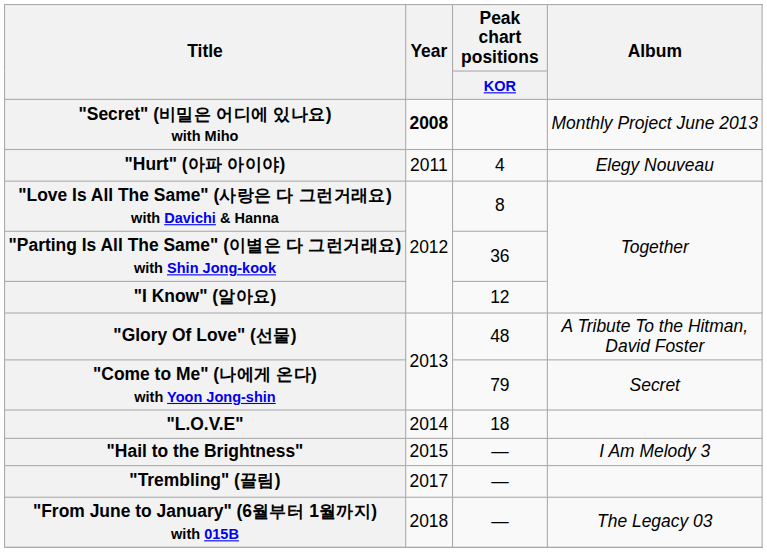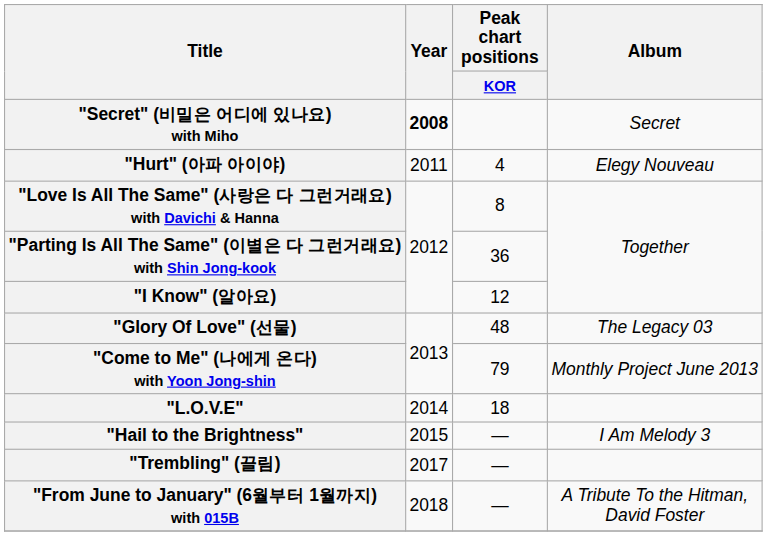(655, 124) Monthly Project June 2013 -> (655, 124) Secret
(655, 336) A Tribute To the Hitman, David Foster -> (655, 328) The Legacy 03
(655, 385) Secret -> (655, 368) Monthly Project June 2013
(655, 521) The Legacy 03 -> (655, 505) A Tribute To the Hitman, David Foster
